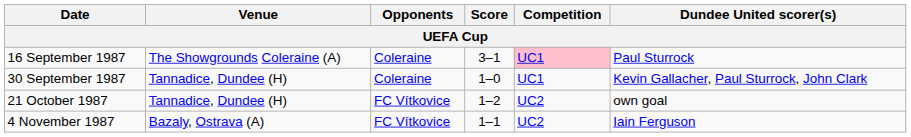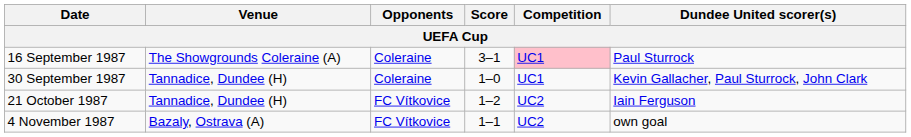(640, 100) own goal -> (654, 100) Iain Ferguson
(654, 121) Iain Ferguson -> (640, 121) own goal
